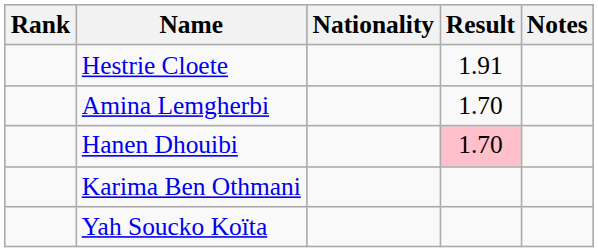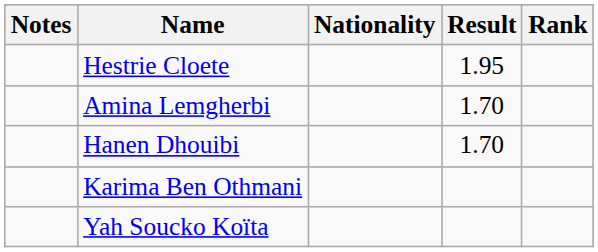columns swapped: (40, 24) <-> (557, 24)
(480, 65) 1.91 -> (482, 65) 1.95
(480, 145) pink background -> (482, 145) no background
